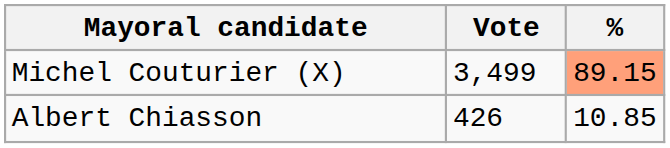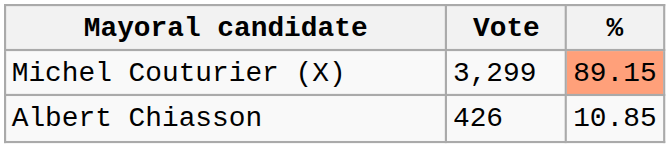(495, 73) 3,499 -> (495, 73) 3,299
